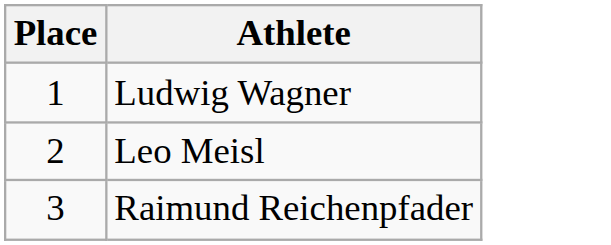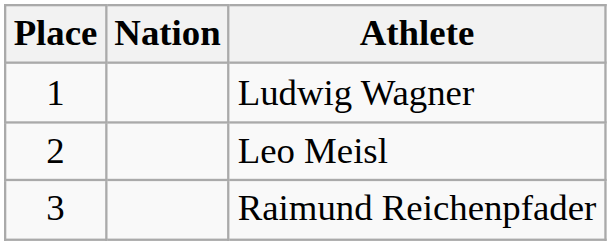+ column: (168, 33)
